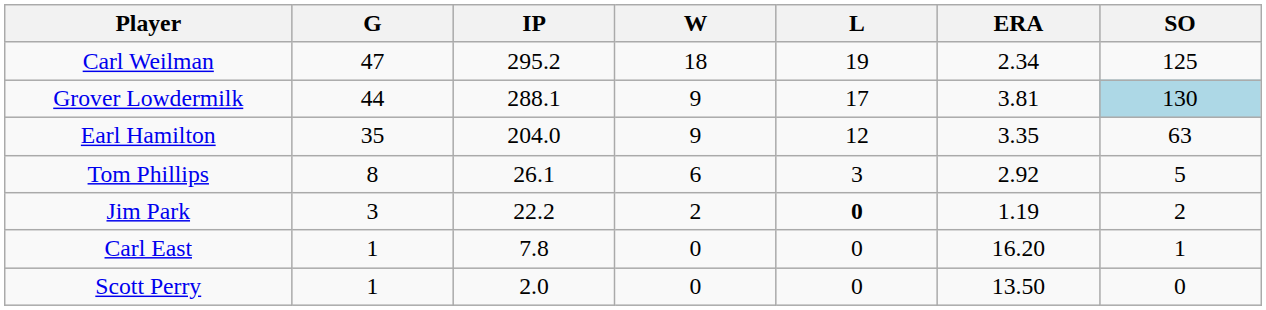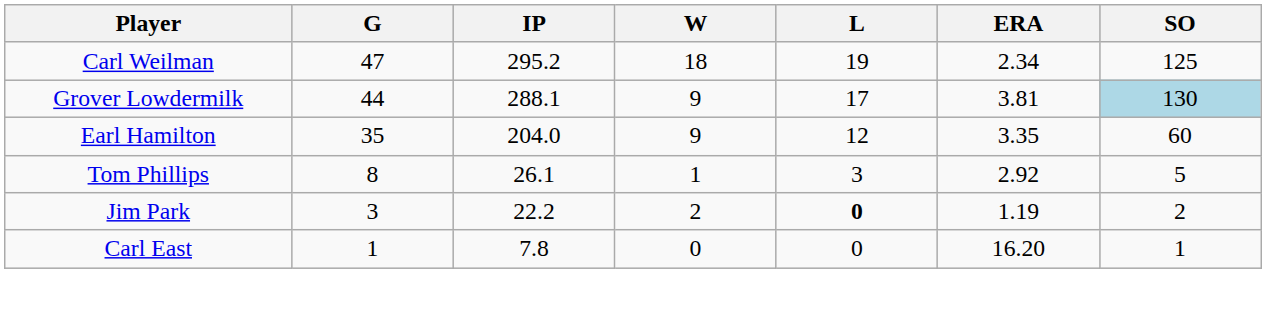(1180, 135) 63 -> (1180, 135) 60
(695, 173) 6 -> (695, 173) 1
- row: (148, 286)
